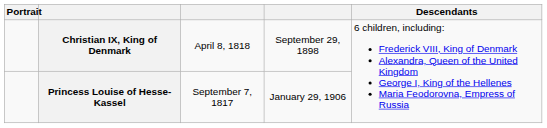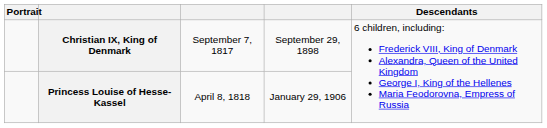(222, 45) April 8, 1818 -> (222, 45) September 7, 1817
(222, 97) September 7, 1817 -> (222, 97) April 8, 1818
